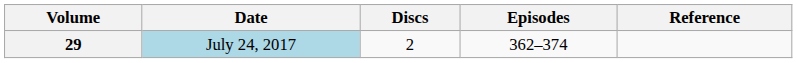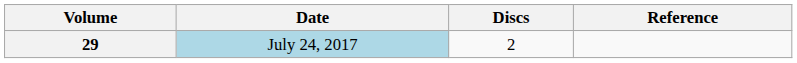- column: (538, 17)
